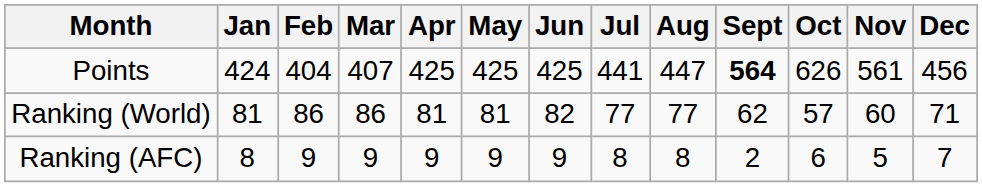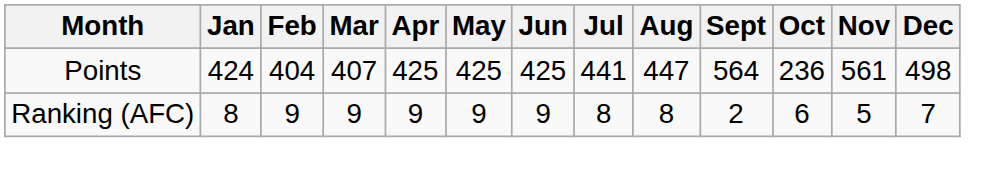(752, 70) bold -> (736, 70) normal
(818, 70) 626 -> (802, 70) 236
(945, 70) 456 -> (928, 70) 498
- row: (111, 114)
